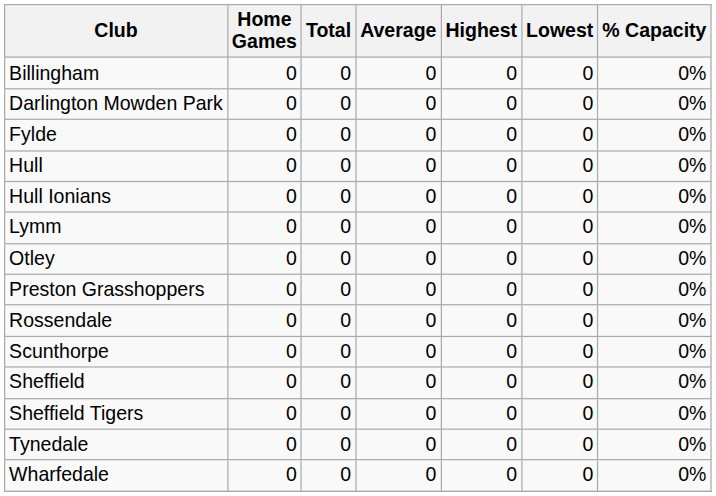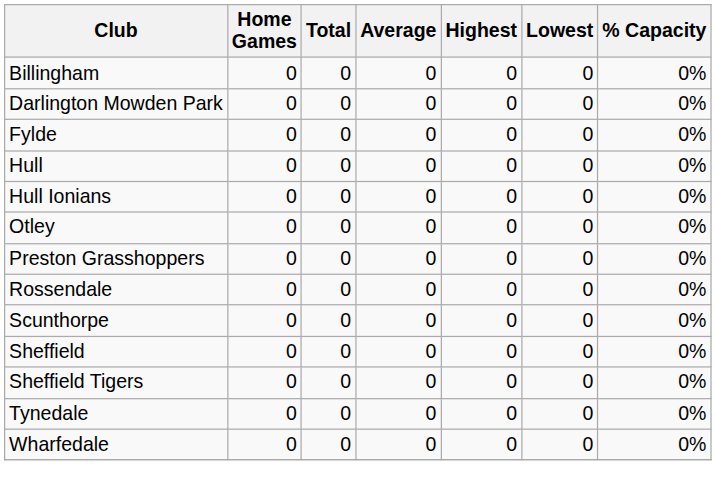- row: (35, 227)
